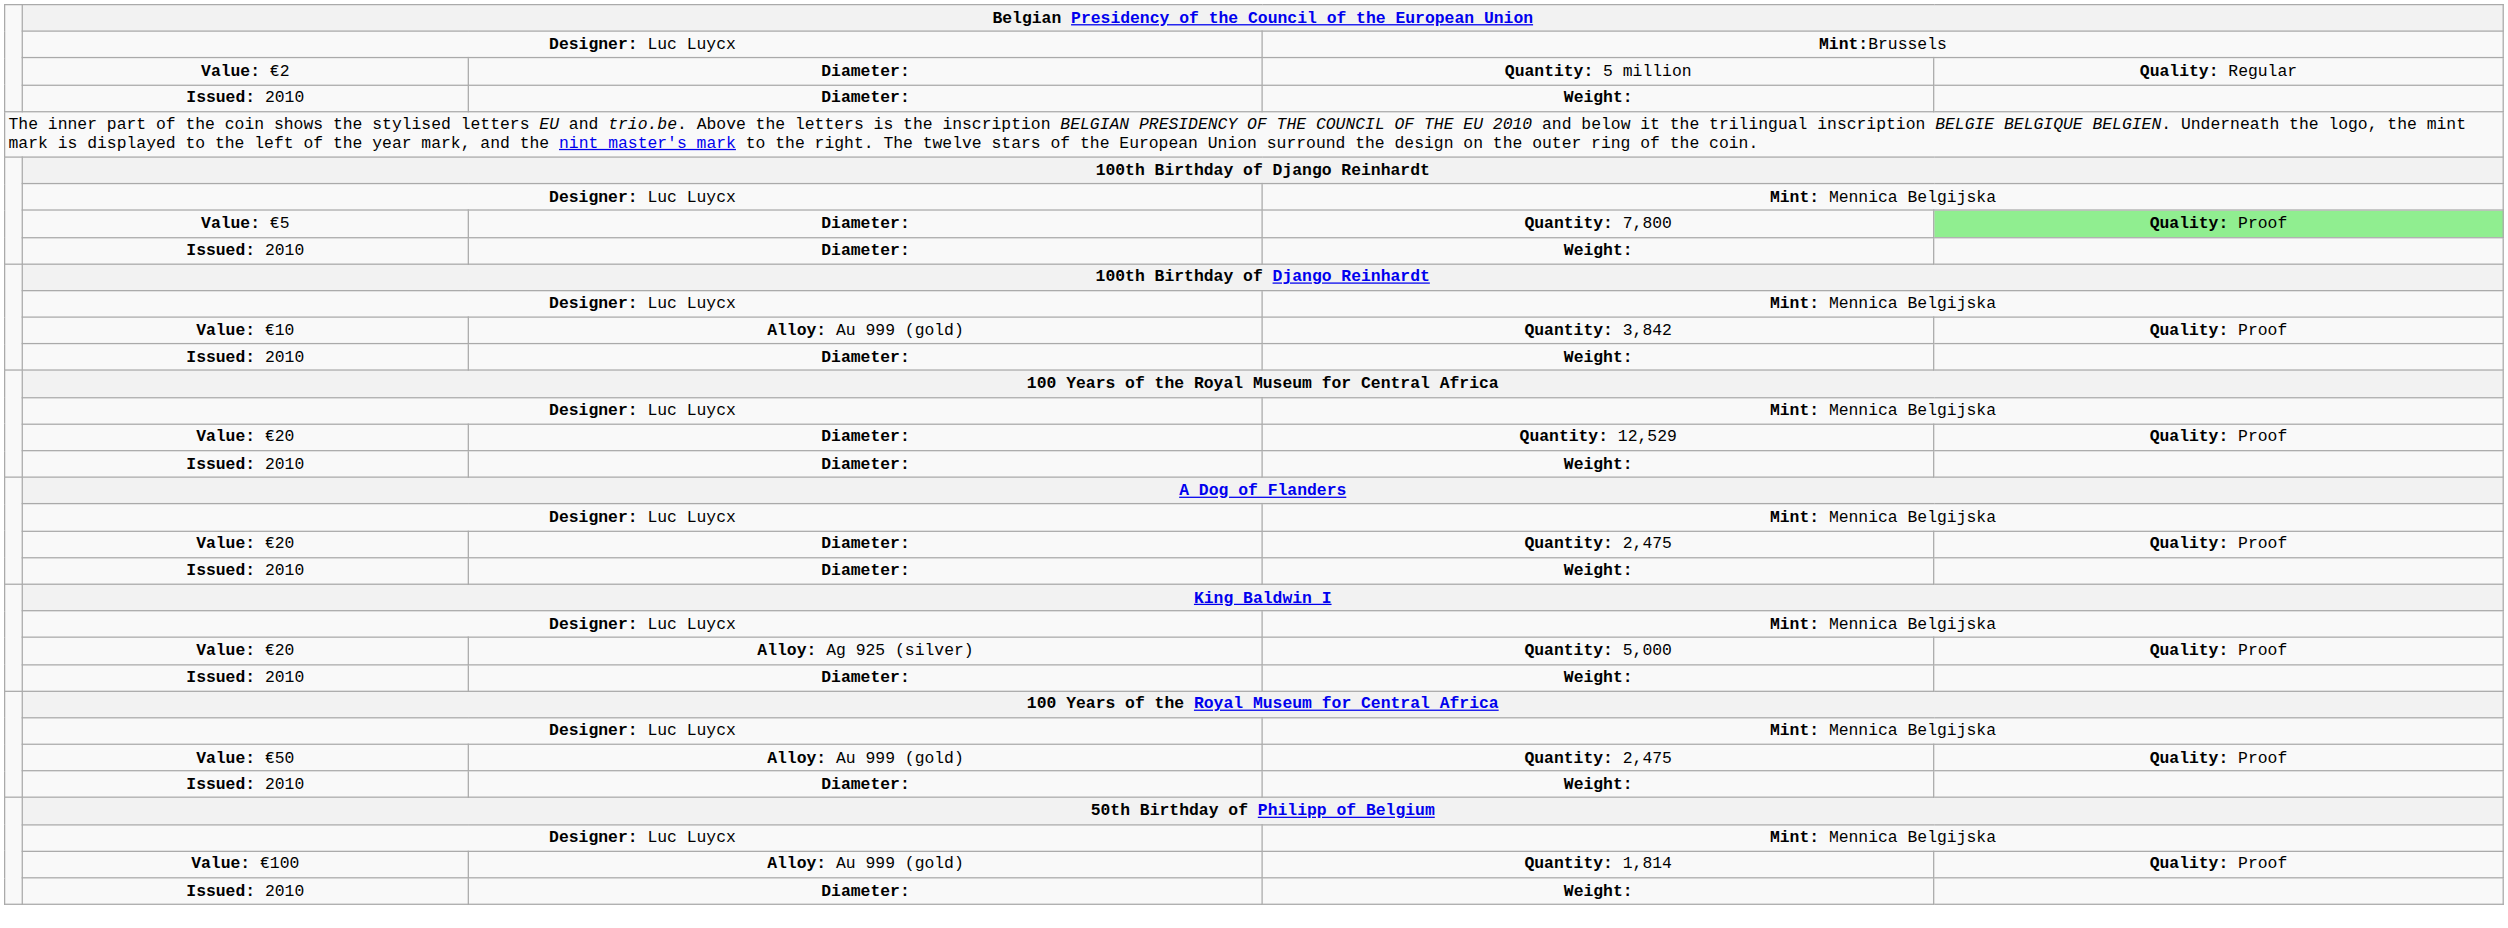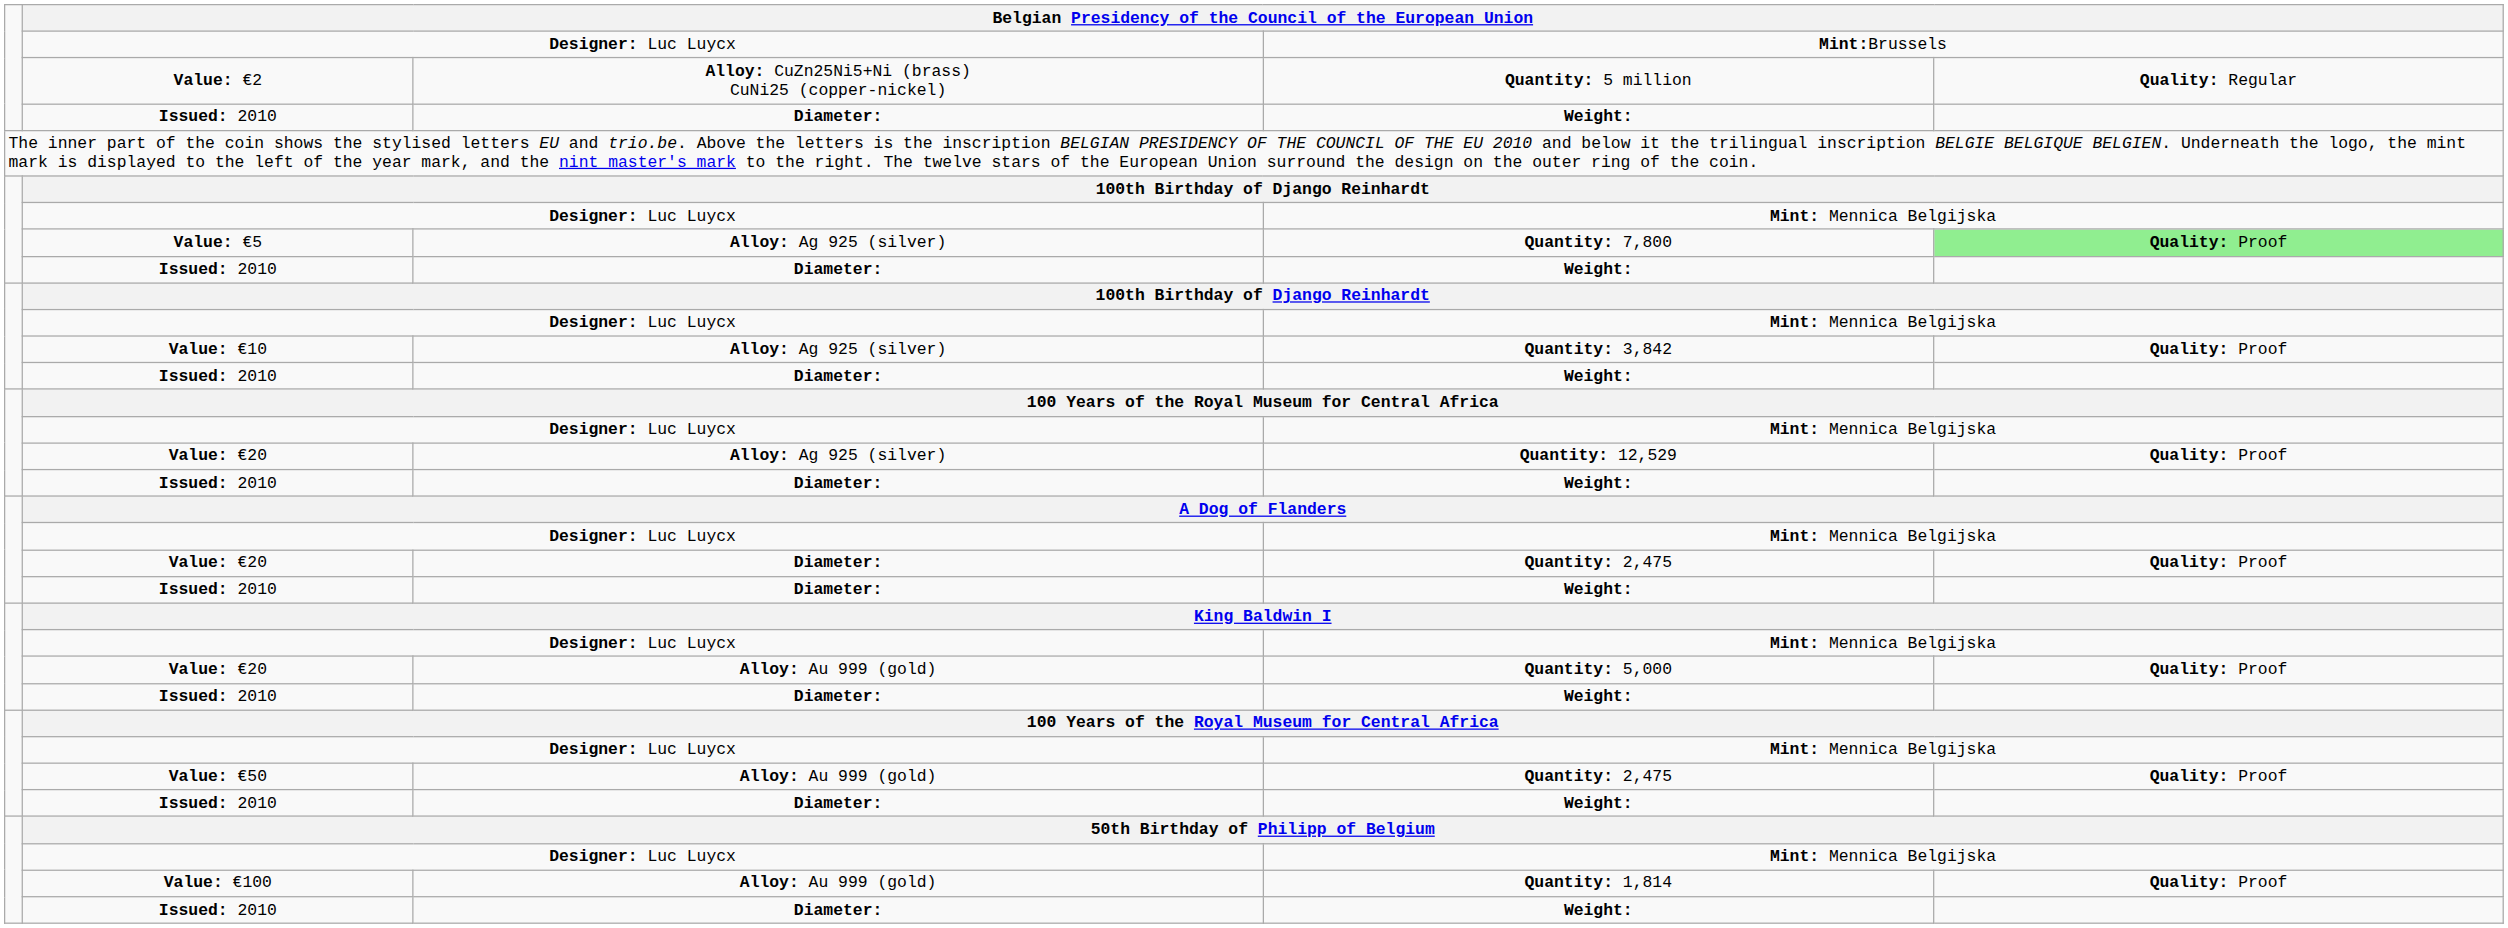(865, 71) Diameter: -> (838, 81) Alloy: CuZn25Ni5+Ni (brass) CuNi25 (copper-nickel)
(865, 224) Diameter: -> (838, 243) Alloy: Ag 925 (silver)
(865, 331) Alloy: Au 999 (gold) -> (838, 349) Alloy: Ag 925 (silver)
(865, 437) Diameter: -> (838, 456) Alloy: Ag 925 (silver)
(865, 651) Alloy: Ag 925 (silver) -> (838, 670) Alloy: Au 999 (gold)
